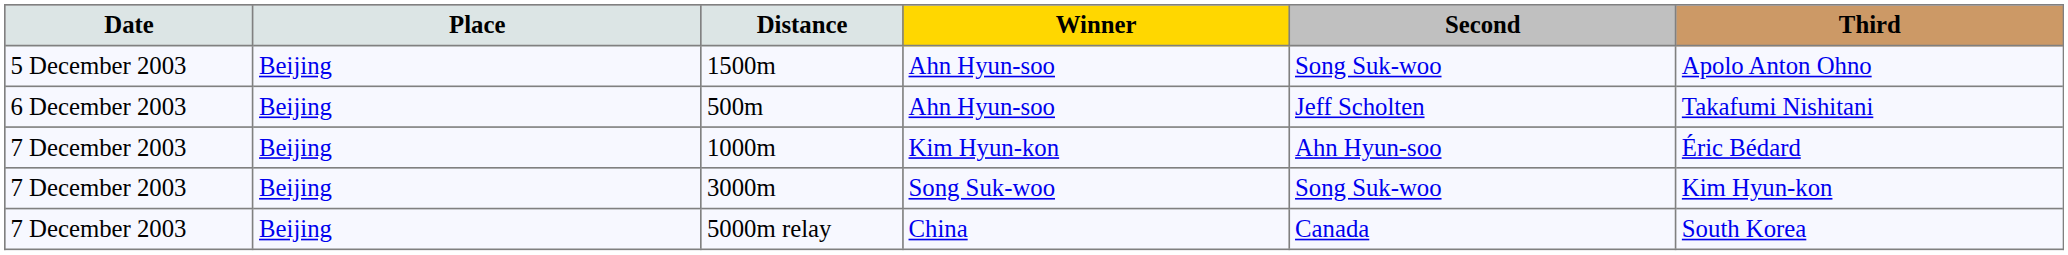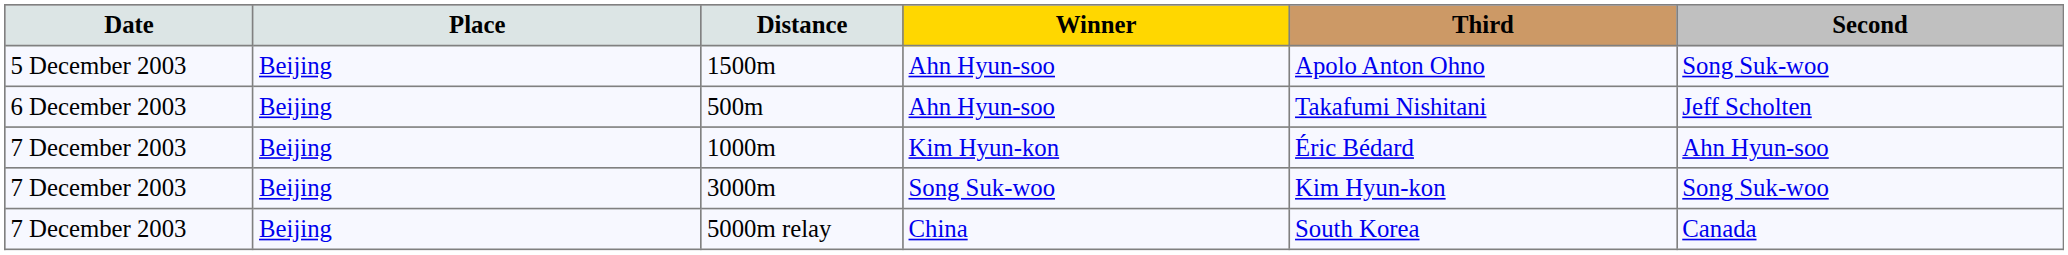columns swapped: (1483, 24) <-> (1870, 24)
